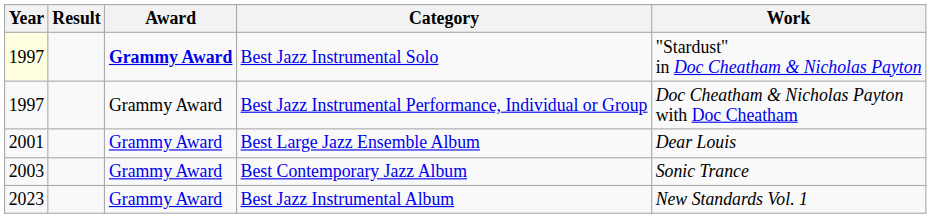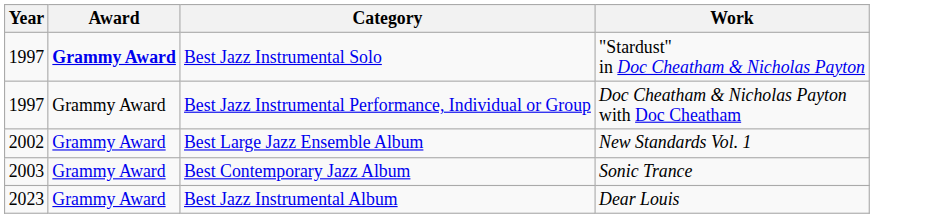- column: (77, 18)
(26, 56) lightyellow background -> (26, 56) no background
(26, 143) 2001 -> (26, 143) 2002
(696, 143) Dear Louis -> (675, 143) New Standards Vol. 1
(732, 199) New Standards Vol. 1 -> (639, 199) Dear Louis
